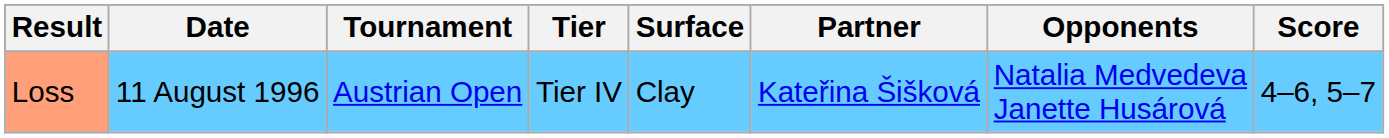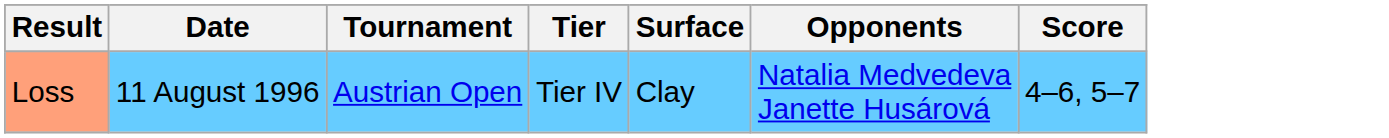- column: (869, 27)
